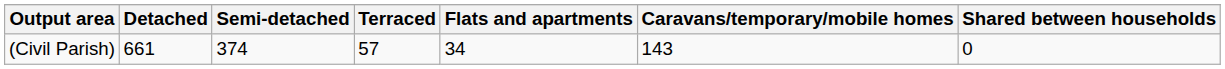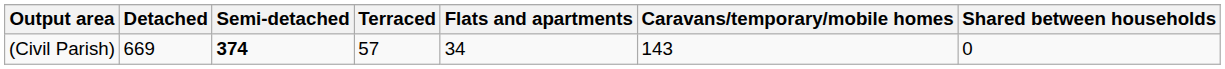(139, 49) 661 -> (139, 49) 669
(232, 49) normal -> (232, 49) bold
